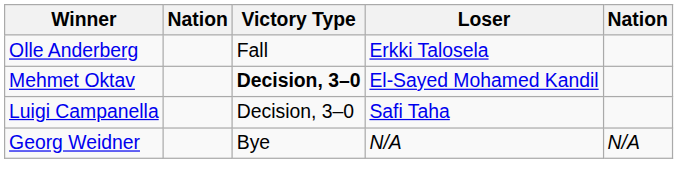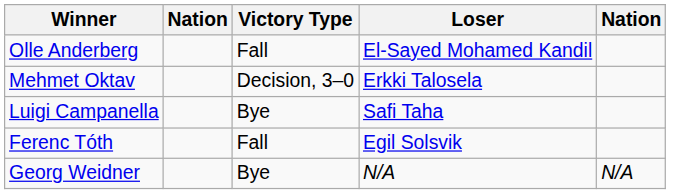(429, 50) Erkki Talosela -> (478, 50) El-Sayed Mohamed Kandil
(299, 81) bold -> (295, 81) normal
(484, 81) El-Sayed Mohamed Kandil -> (423, 81) Erkki Talosela
(295, 111) Decision, 3–0 -> (253, 111) Bye
+ row: (61, 142)
